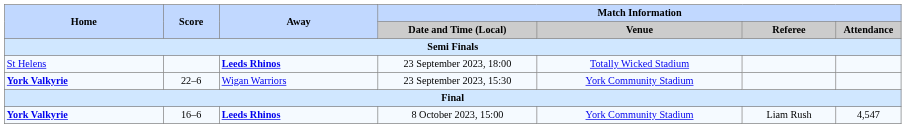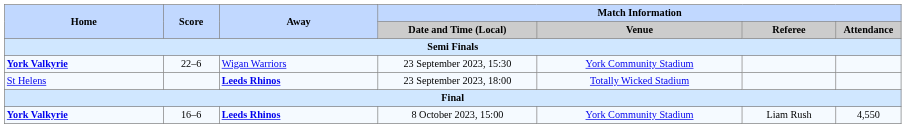rows swapped: (457, 81) <-> (457, 64)
(868, 115) 4,547 -> (868, 115) 4,550
